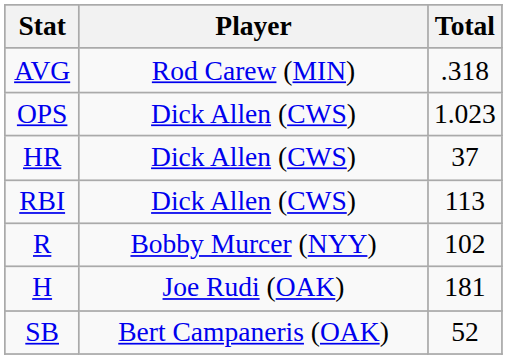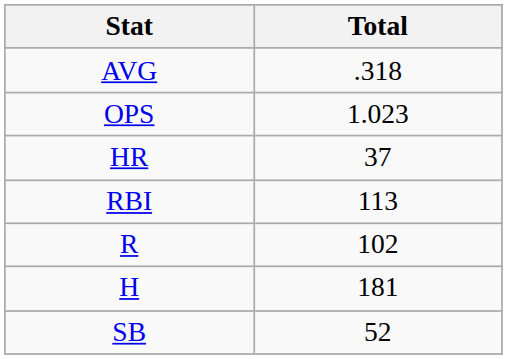- column: (254, 26)
